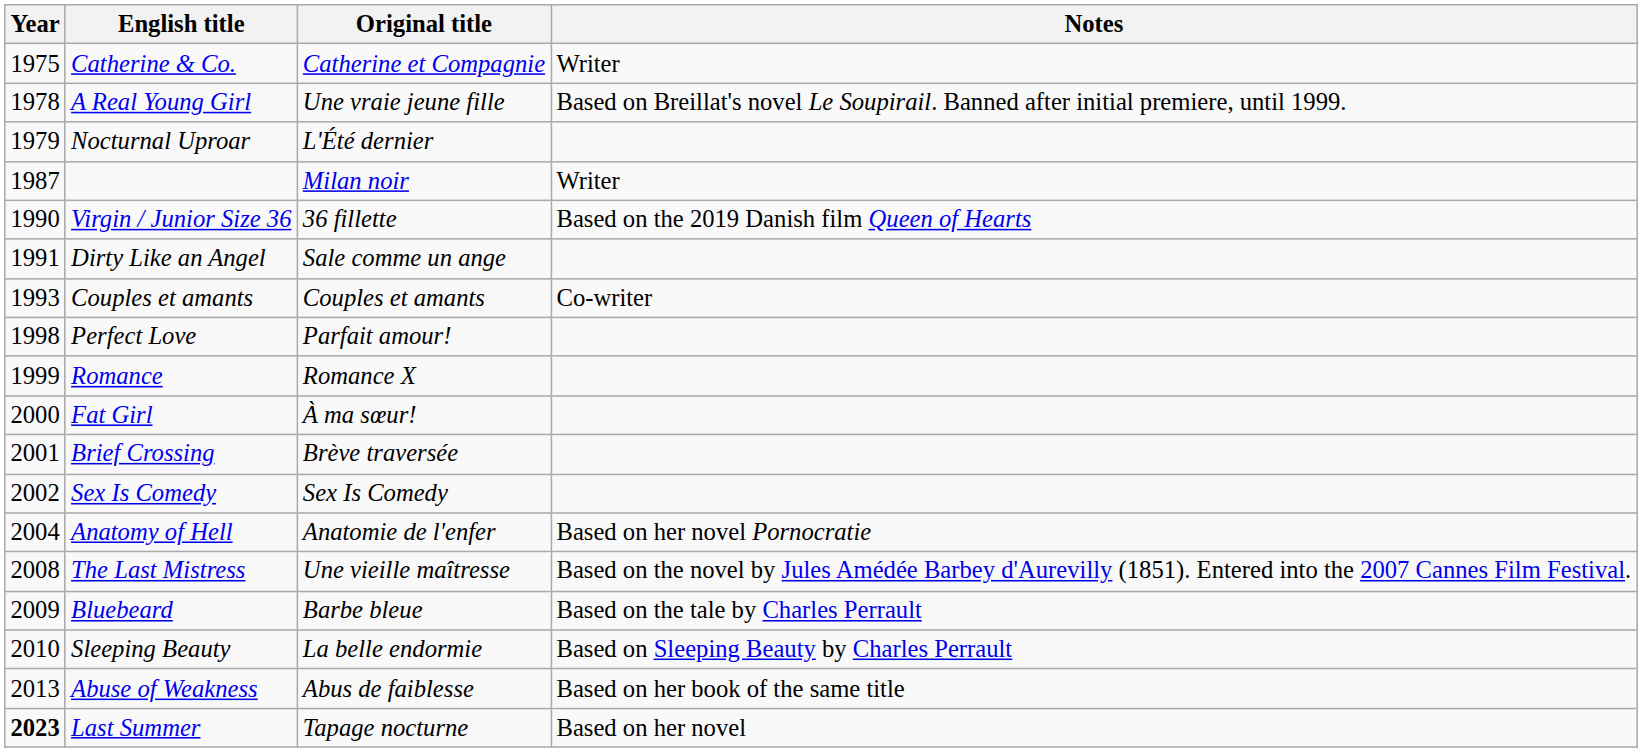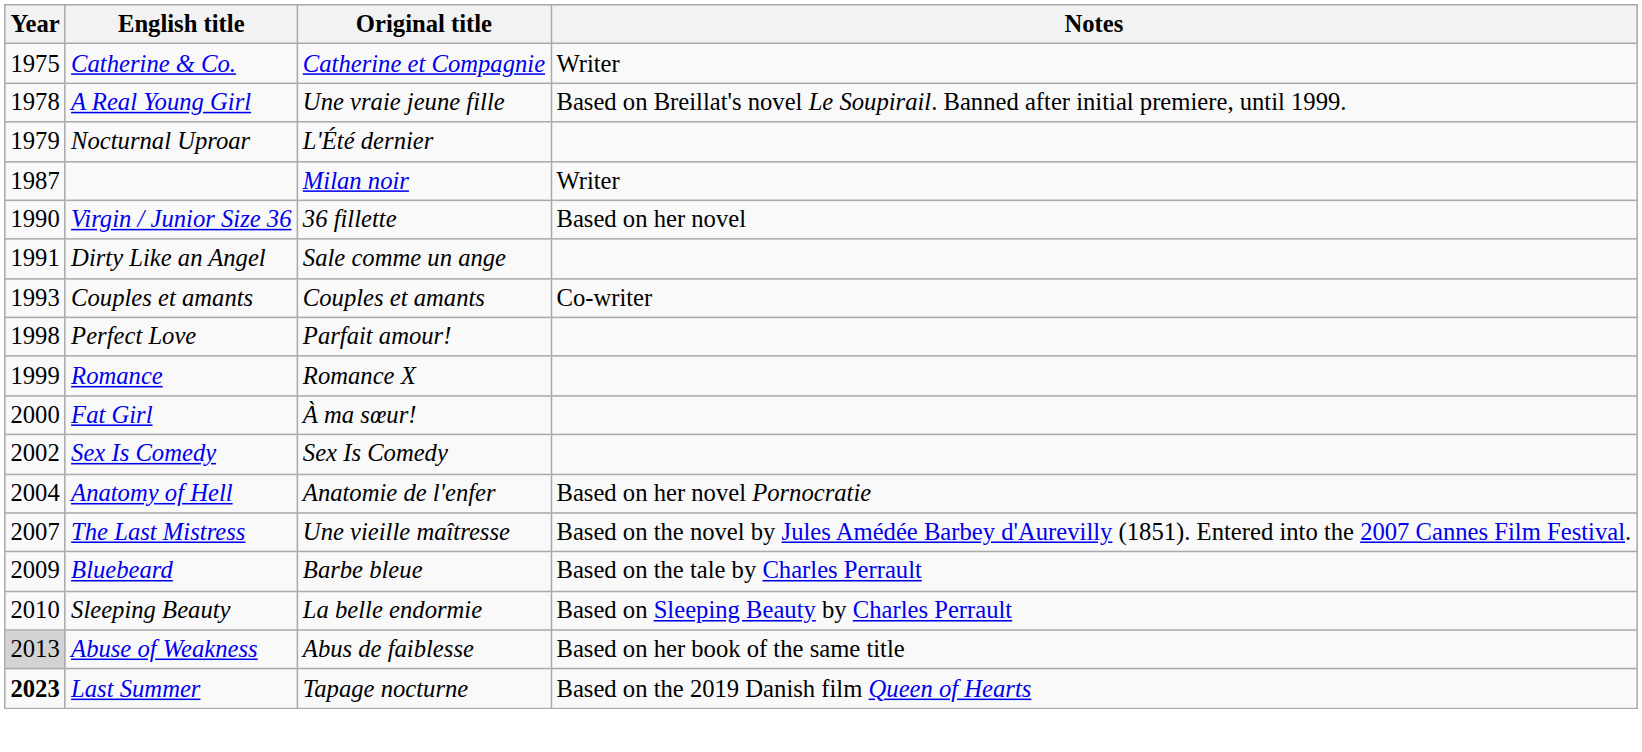(794, 219) Based on the 2019 Danish film Queen of Hearts -> (651, 219) Based on her novel
- row: (143, 453)
(35, 571) 2008 -> (35, 532) 2007
(35, 688) no background -> (35, 649) lightgrey background
(651, 727) Based on her novel -> (794, 688) Based on the 2019 Danish film Queen of Hearts
